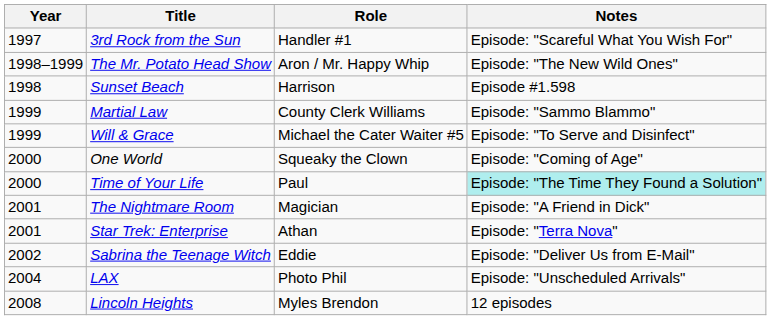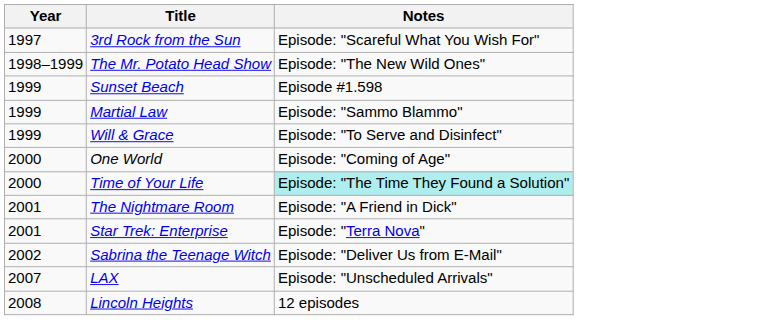- column: (371, 16)
(25, 87) 1998 -> (25, 87) 1999
(25, 278) 2004 -> (25, 278) 2007
